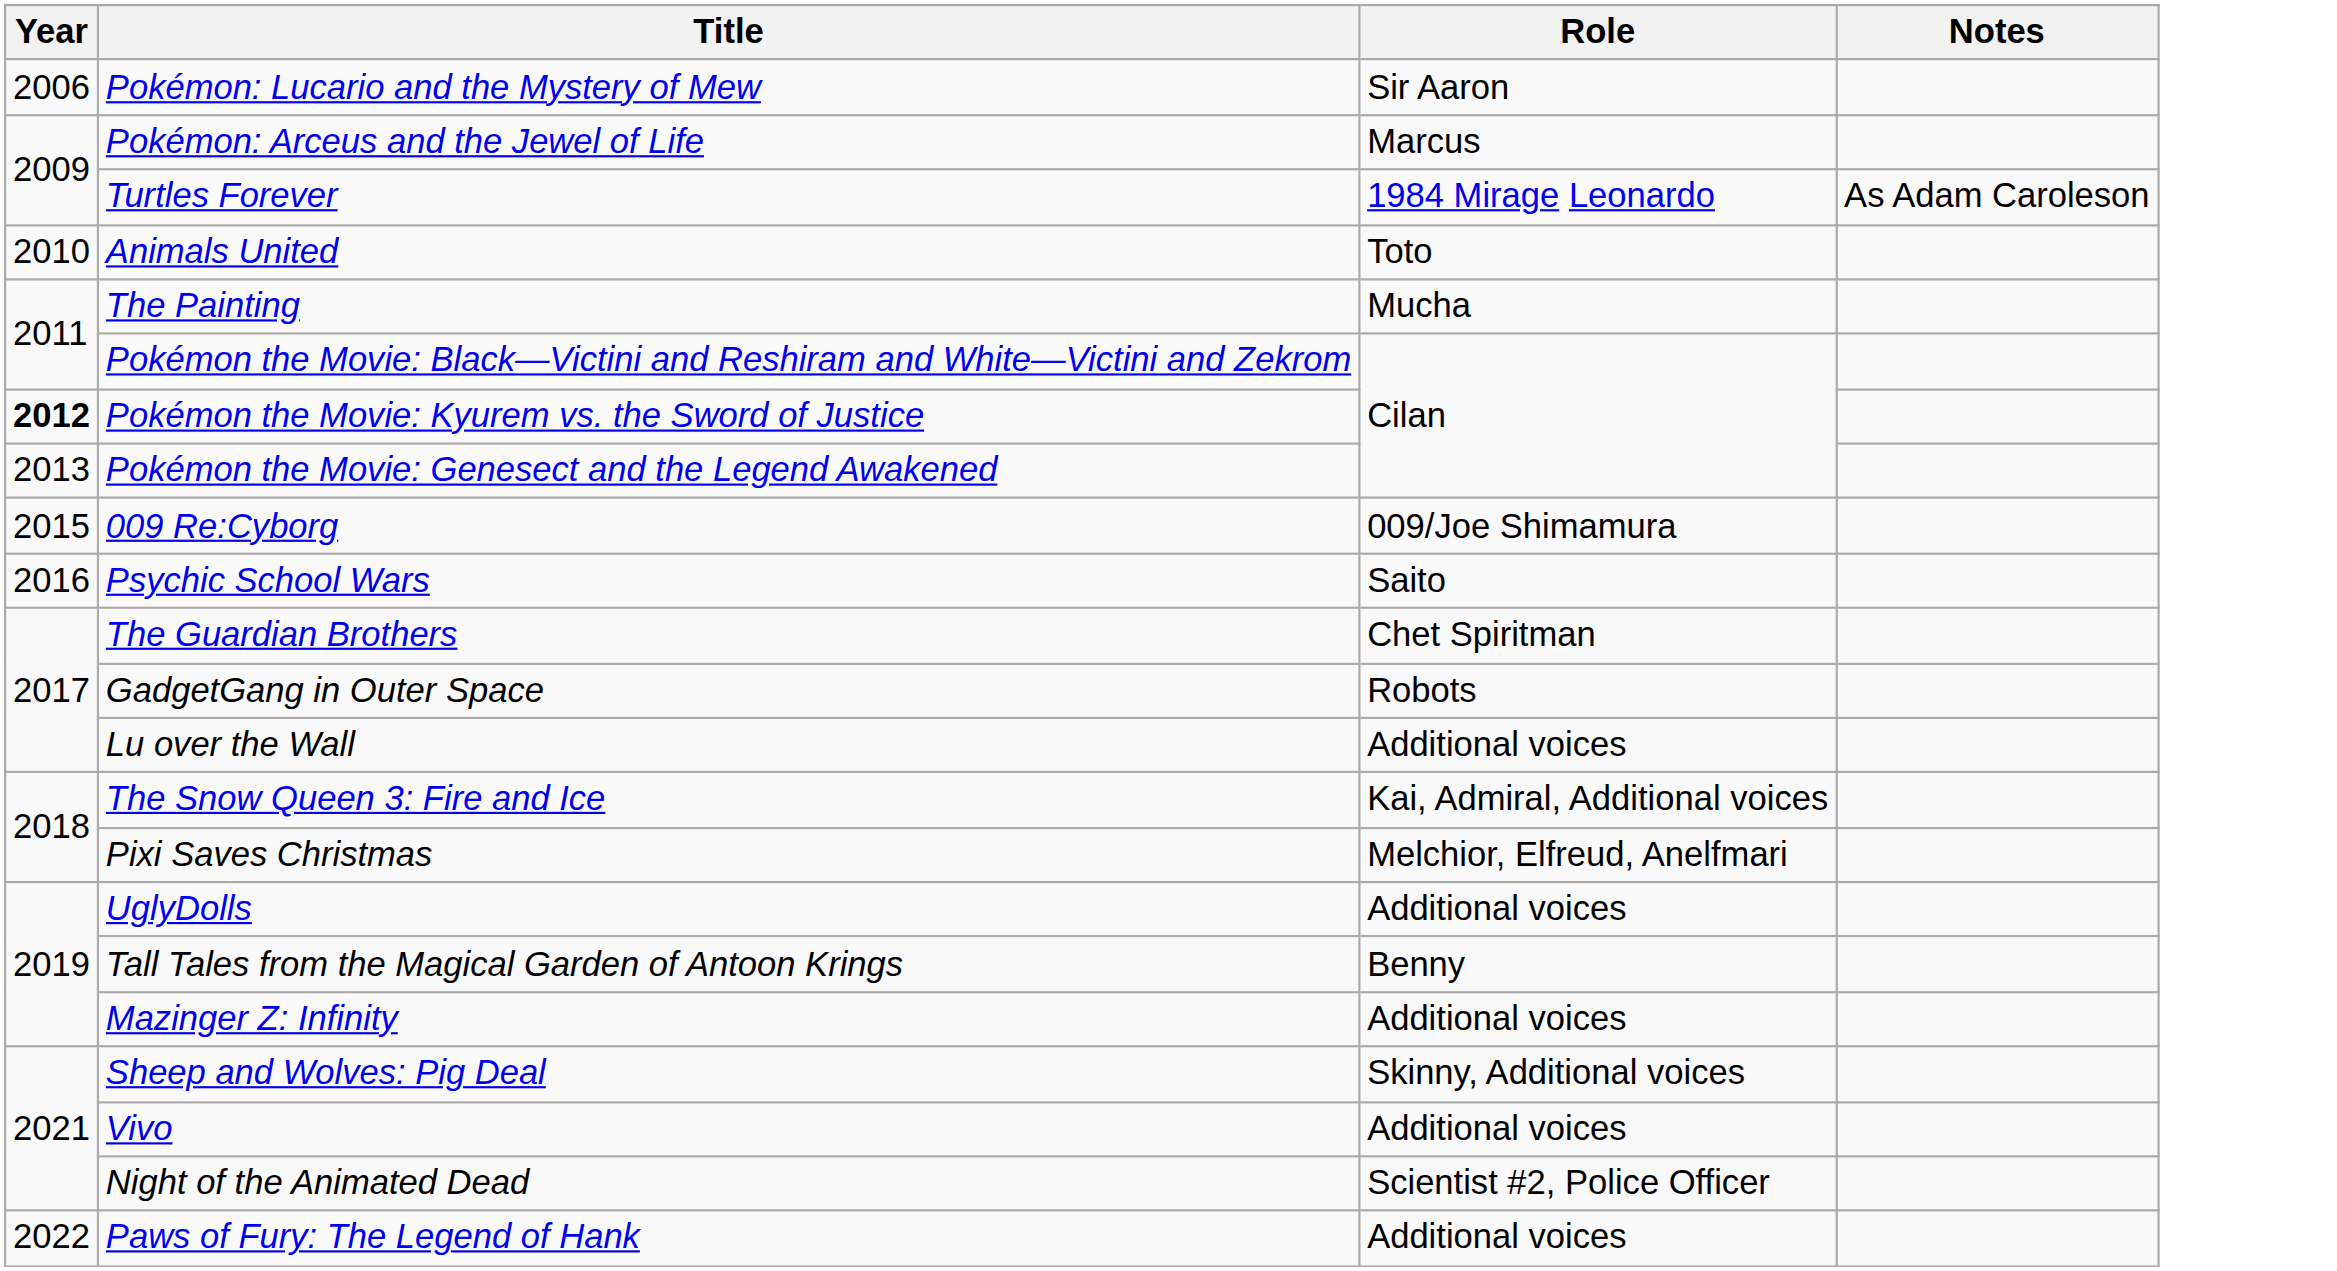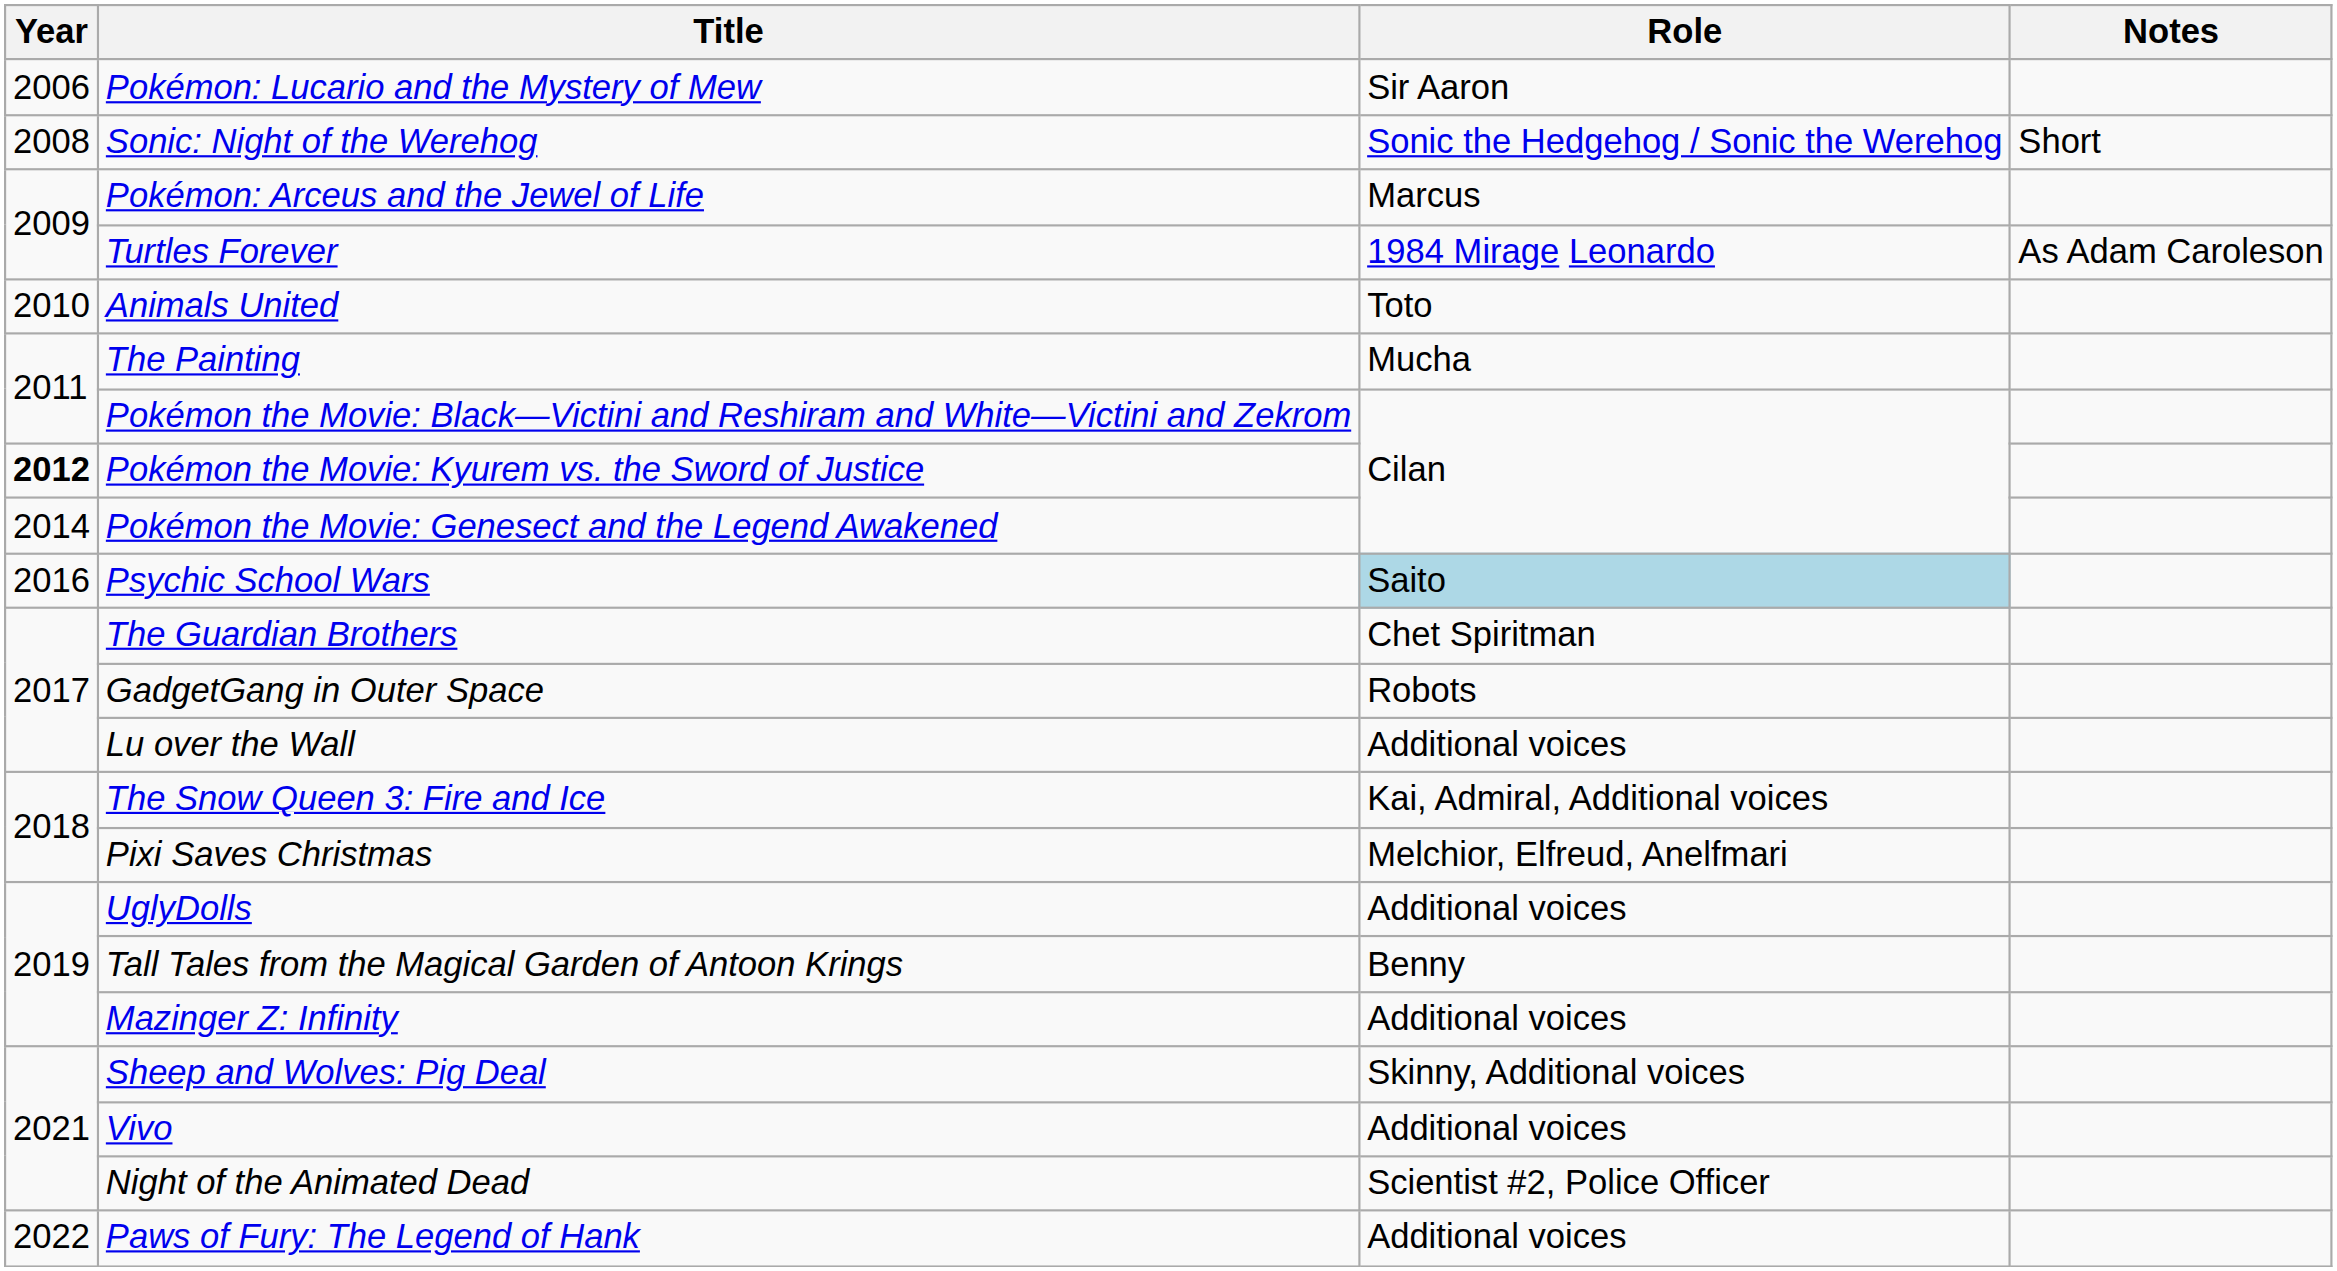+ row: (322, 141)
(51, 470) 2013 -> (51, 525) 2014
- row: (222, 525)
(1407, 580) no background -> (1407, 580) lightblue background
